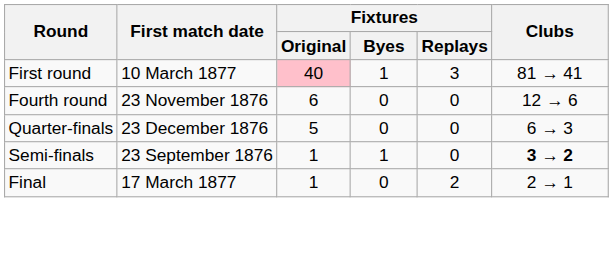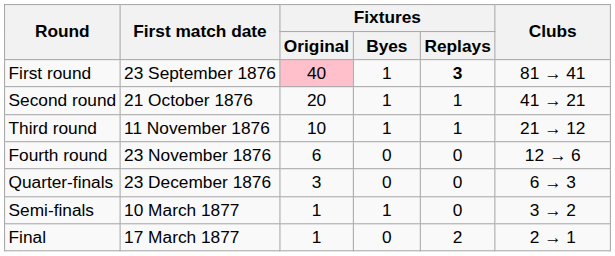(179, 73) 10 March 1877 -> (200, 73) 23 September 1876
(455, 73) normal -> (458, 73) bold
+ row: (62, 100)
+ row: (53, 127)
(314, 127) 5 -> (316, 182) 3
(197, 155) 23 September 1876 -> (182, 210) 10 March 1877
(550, 155) bold -> (553, 210) normal
